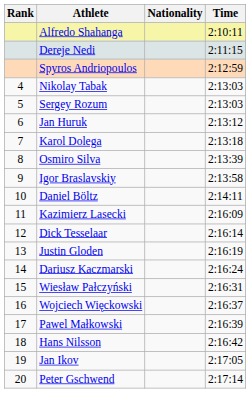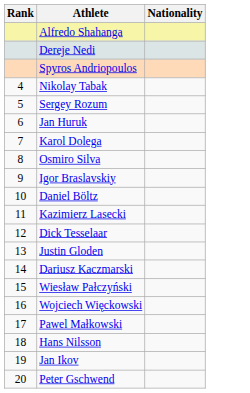- column: (225, 13)
